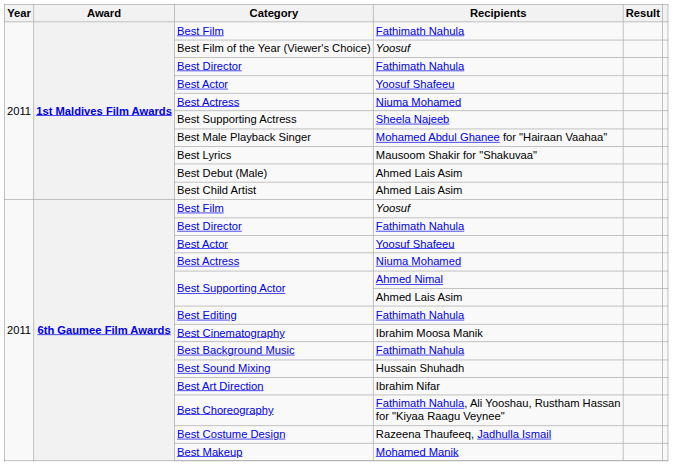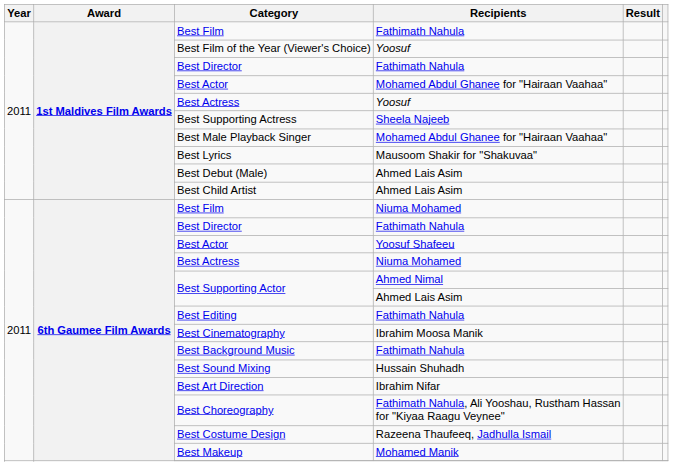(415, 84) Yoosuf Shafeeu -> (492, 84) Mohamed Abdul Ghanee for "Hairaan Vaahaa"
(419, 102) Niuma Mohamed -> (393, 102) Yoosuf
(393, 208) Yoosuf -> (419, 208) Niuma Mohamed
